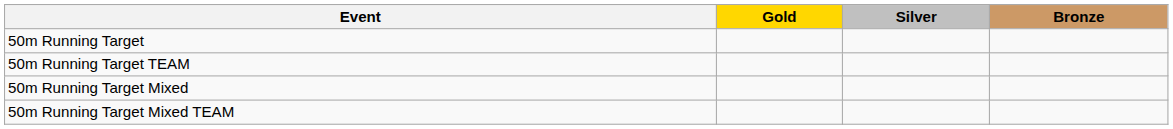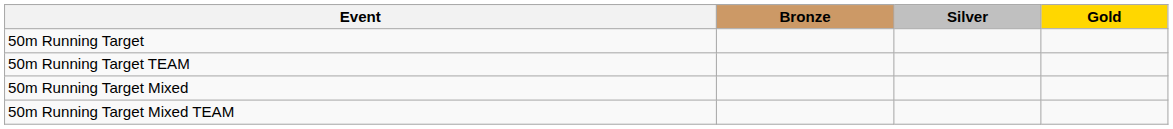columns swapped: (779, 17) <-> (1079, 17)
